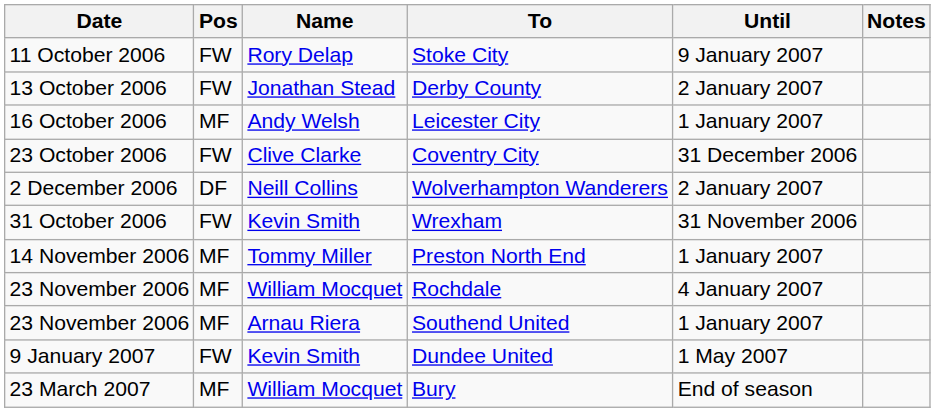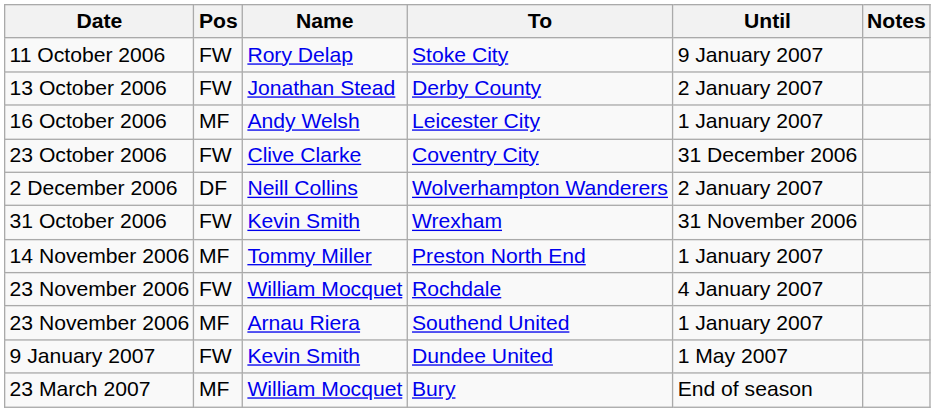(214, 289) MF -> (215, 289) FW
